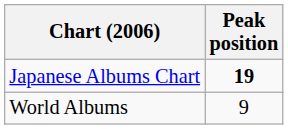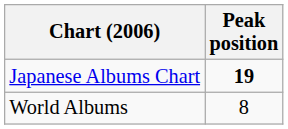(244, 107) 9 -> (244, 107) 8
